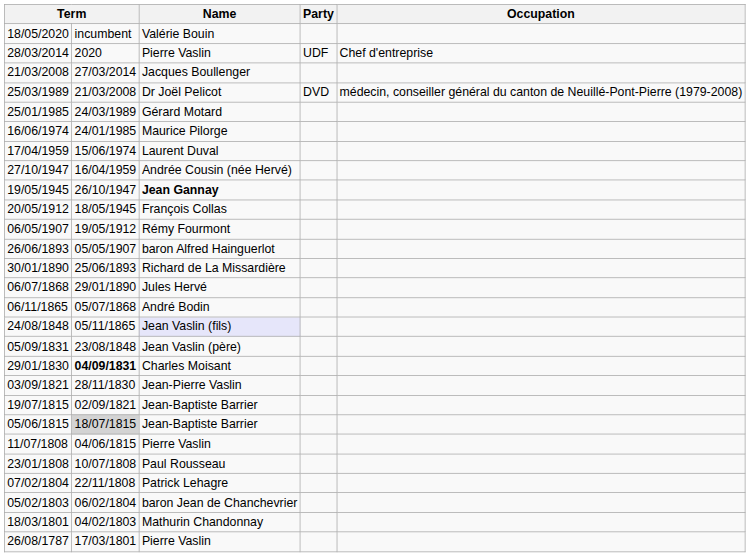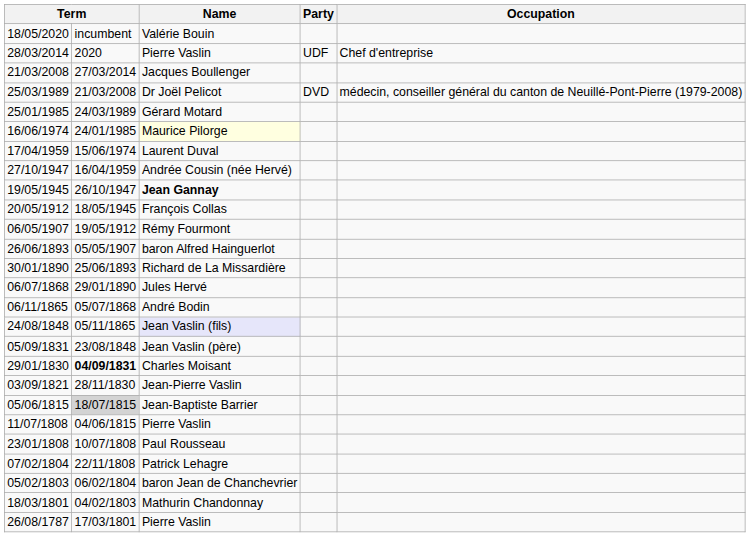(185, 131) no background -> (185, 131) lightyellow background
- row: (38, 405)
